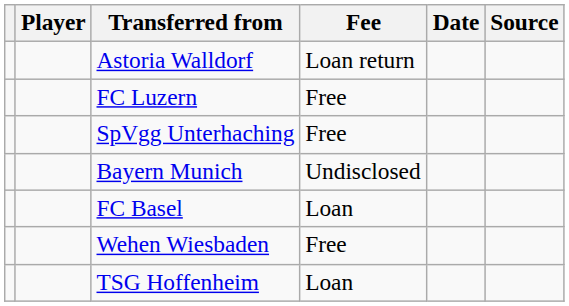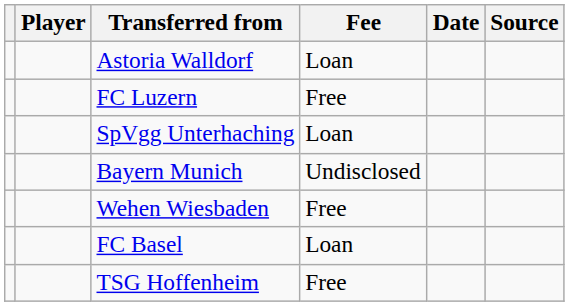(360, 60) Loan return -> (329, 60) Loan
(326, 134) Free -> (329, 134) Loan
rows swapped: (183, 245) <-> (140, 208)
(329, 282) Loan -> (326, 282) Free
